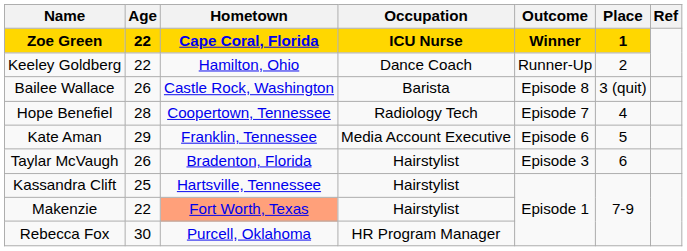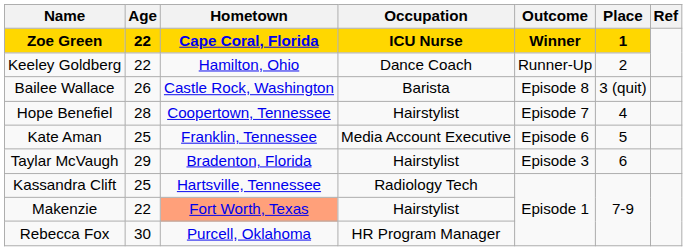(426, 112) Radiology Tech -> (426, 112) Hairstylist
(143, 137) 29 -> (143, 137) 25
(143, 161) 26 -> (143, 161) 29
(426, 185) Hairstylist -> (426, 185) Radiology Tech
